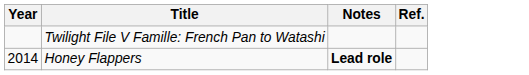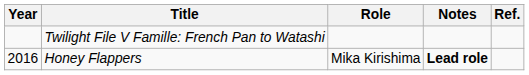+ column: (376, 15)
(23, 59) 2014 -> (23, 59) 2016
